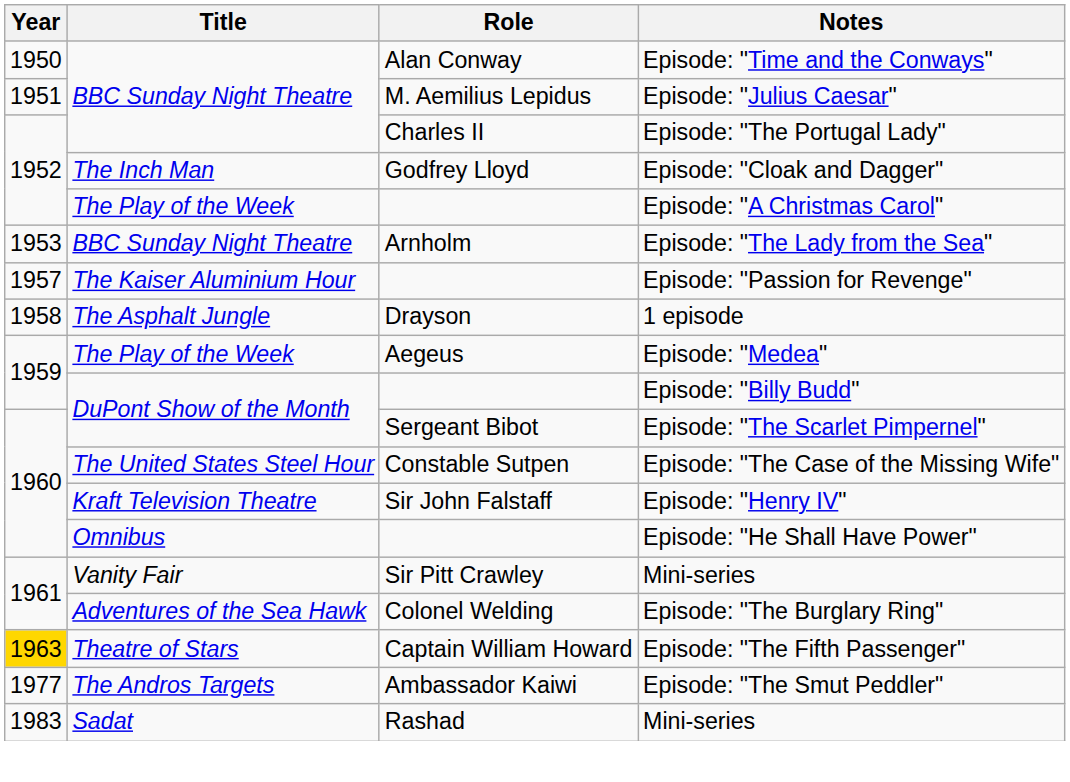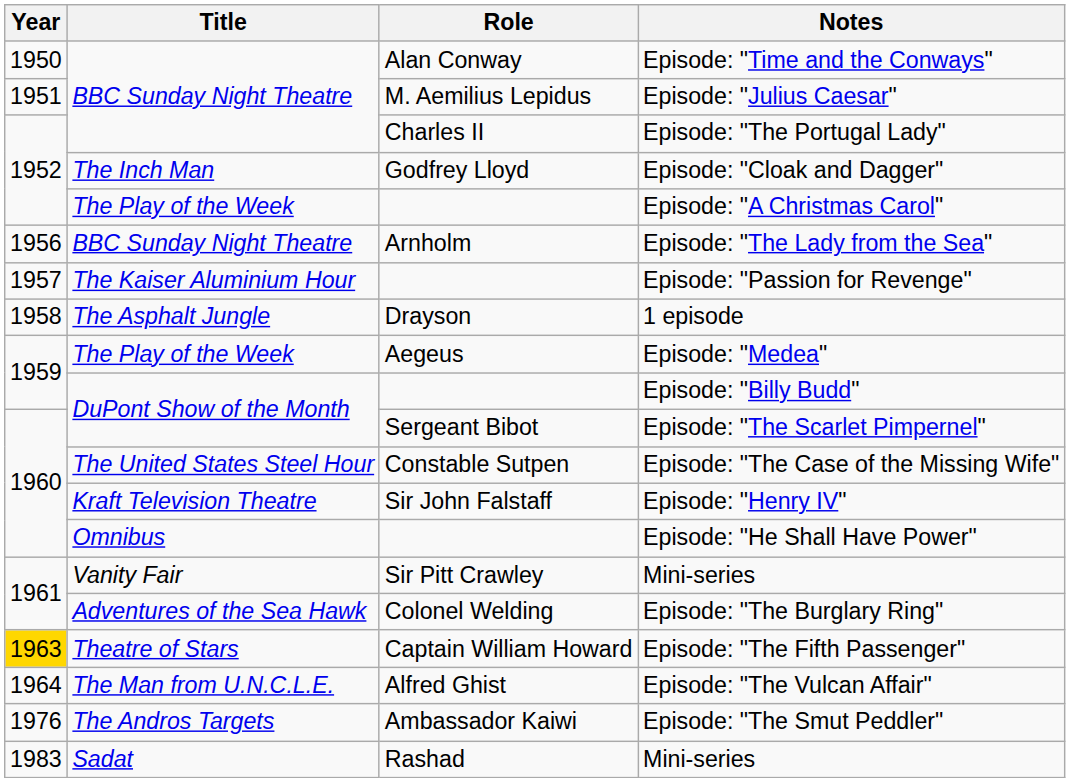(36, 243) 1953 -> (36, 243) 1956
+ row: (445, 685)
(36, 685) 1977 -> (36, 721) 1976
